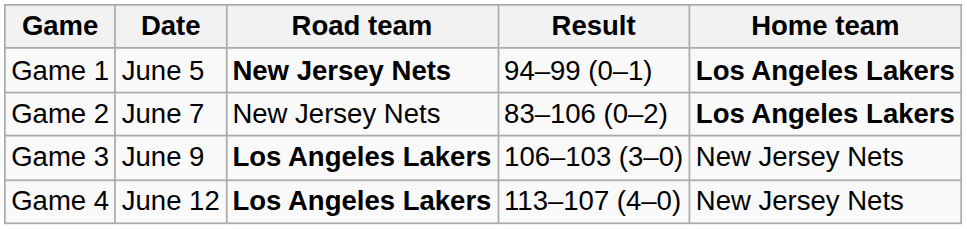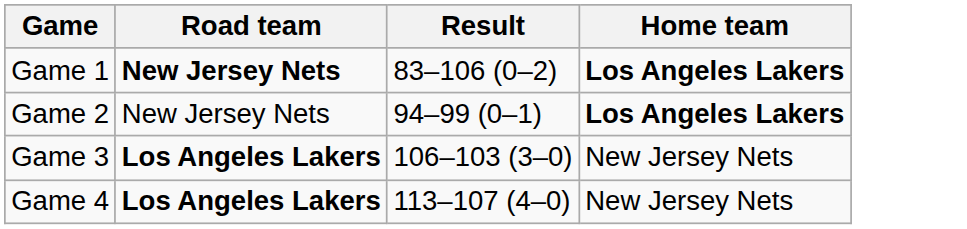- column: (171, 26)
(578, 69) 94–99 (0–1) -> (475, 69) 83–106 (0–2)
(586, 113) 83–106 (0–2) -> (468, 113) 94–99 (0–1)
